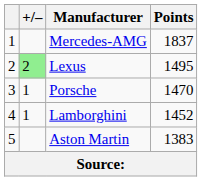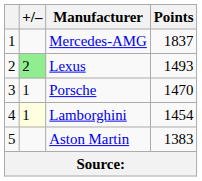(179, 66) 1495 -> (179, 66) 1493
(26, 115) no background -> (26, 115) lightyellow background
(179, 115) 1452 -> (179, 115) 1454
